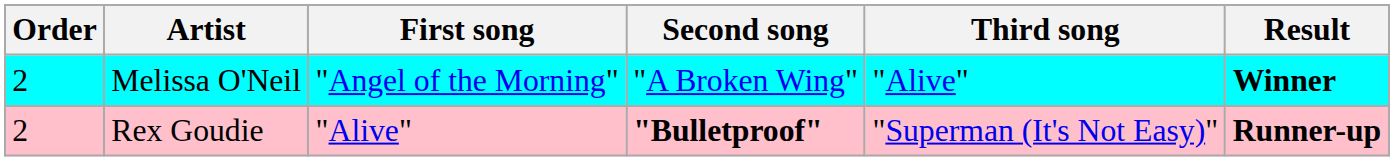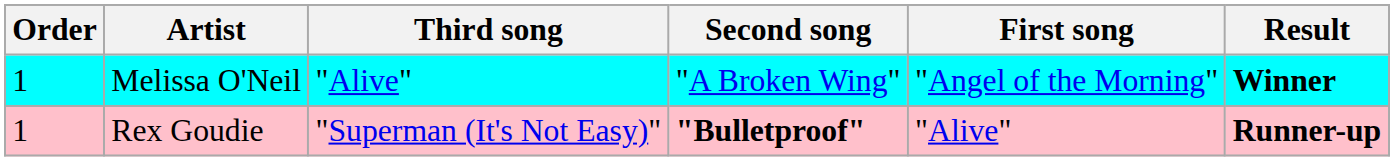columns swapped: (467, 29) <-> (1045, 29)
(20, 79) 2 -> (20, 79) 1
(20, 130) 2 -> (20, 130) 1
